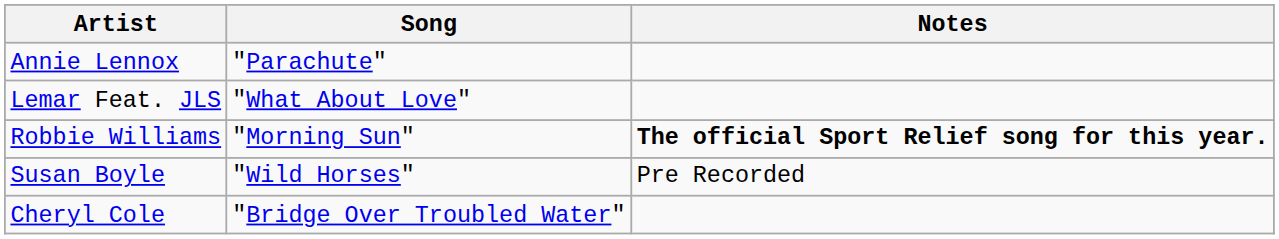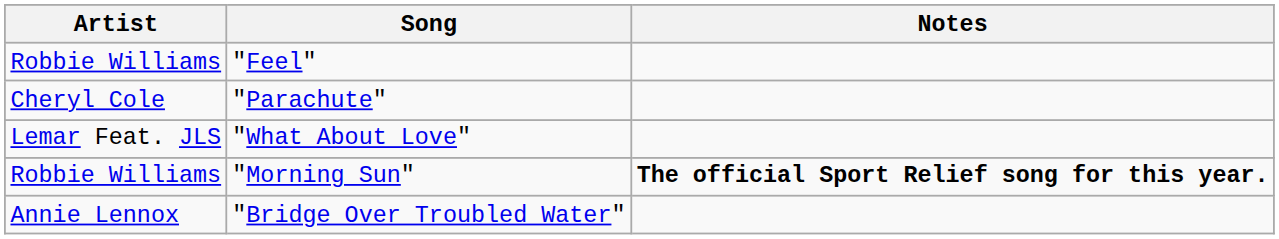+ row: (274, 62)
(95, 62) Annie Lennox -> (88, 100) Cheryl Cole
- row: (324, 177)
(88, 215) Cheryl Cole -> (95, 215) Annie Lennox
